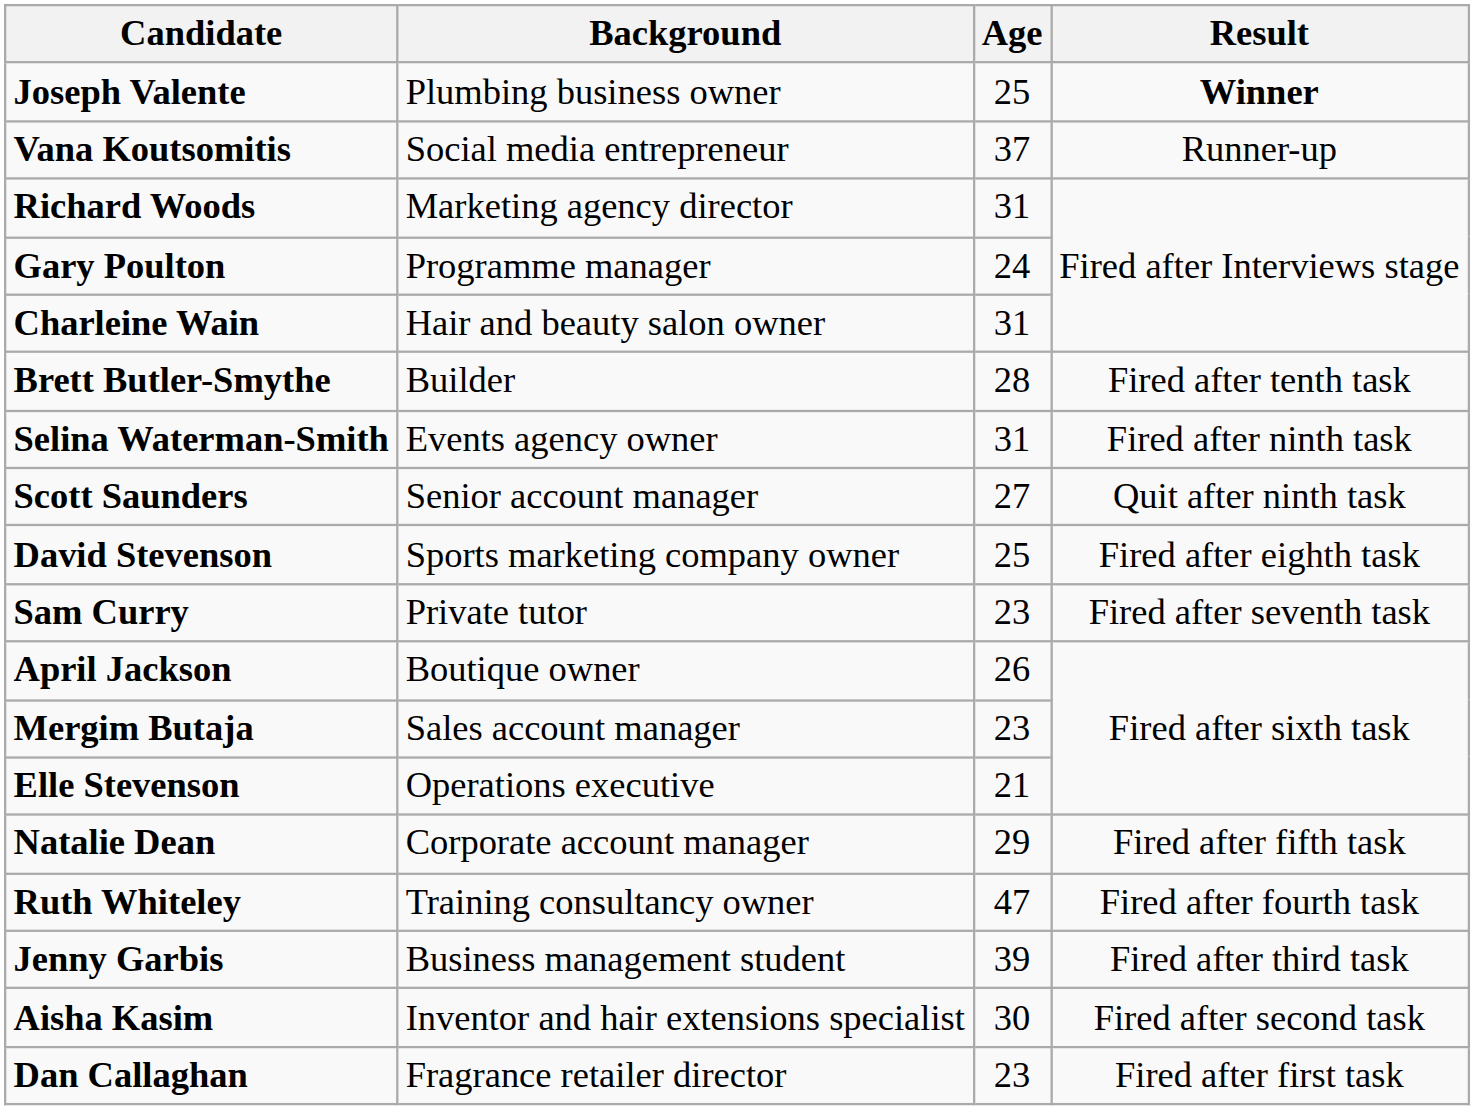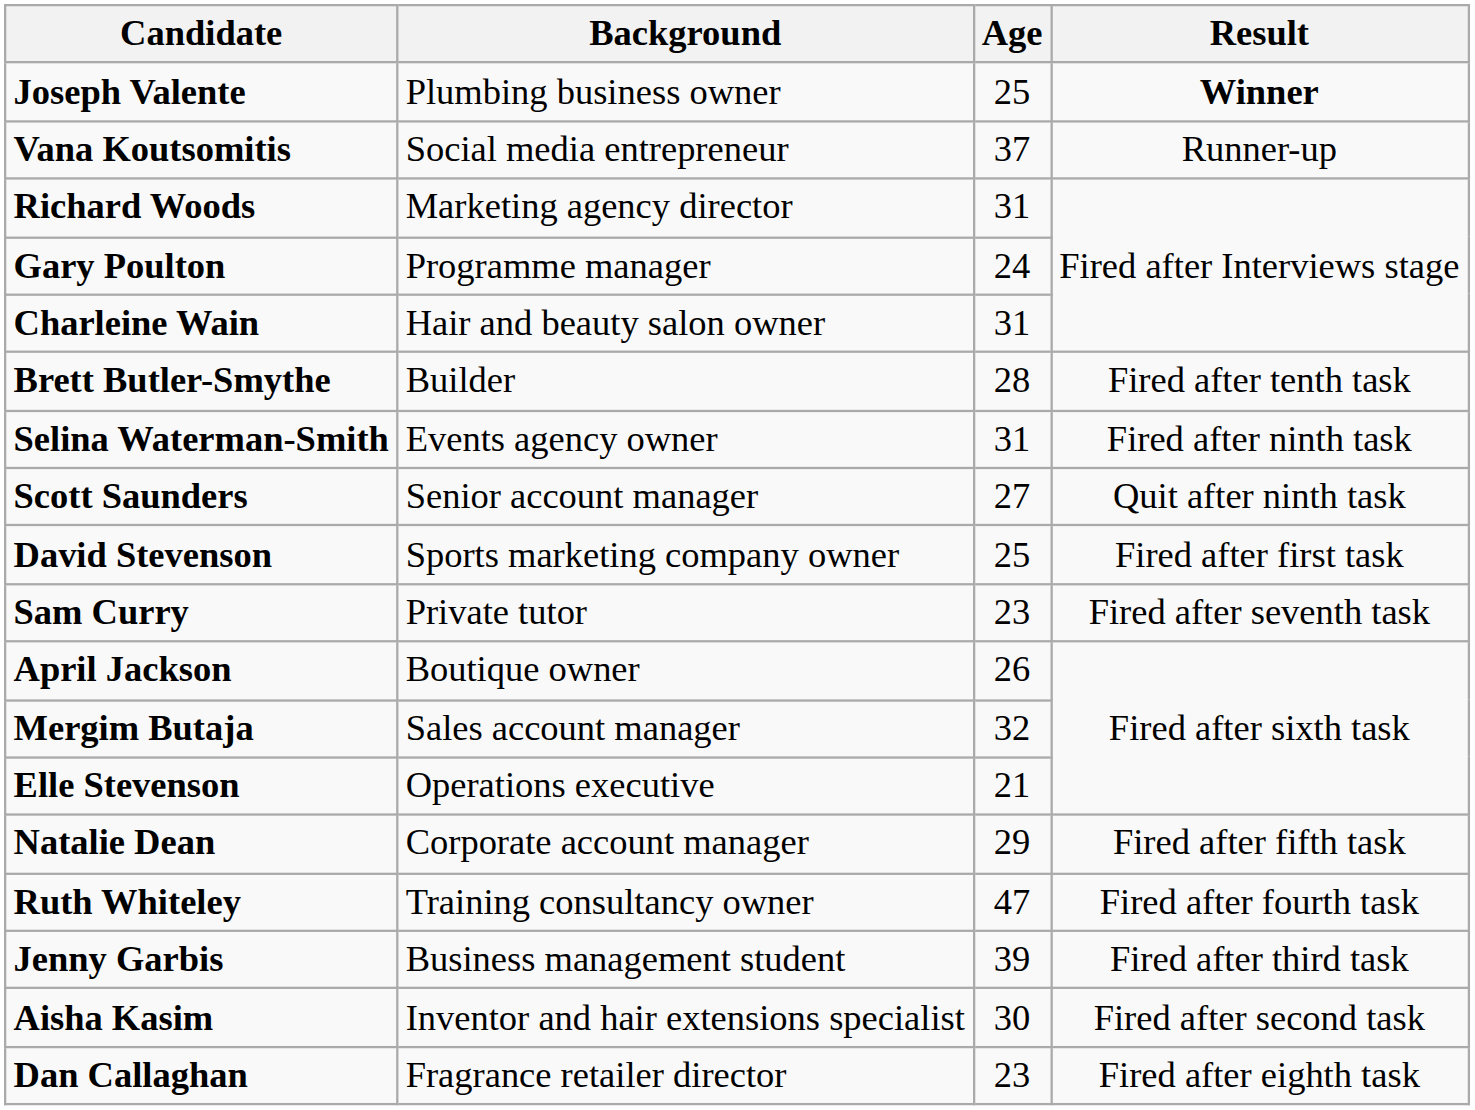(1259, 554) Fired after eighth task -> (1259, 554) Fired after first task
(1012, 727) 23 -> (1012, 727) 32
(1259, 1074) Fired after first task -> (1259, 1074) Fired after eighth task
